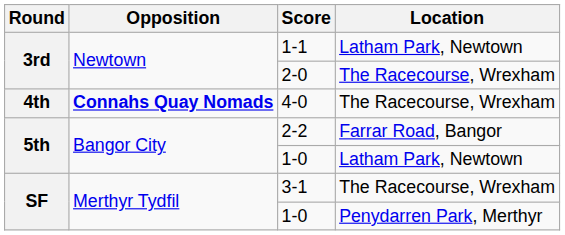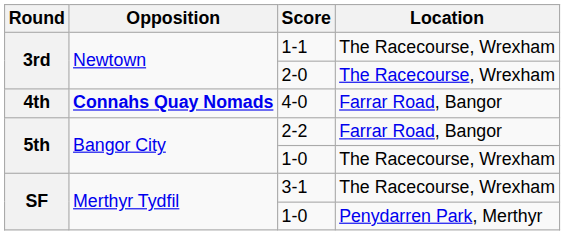(431, 46) Latham Park, Newtown -> (447, 46) The Racecourse, Wrexham
(447, 103) The Racecourse, Wrexham -> (421, 103) Farrar Road, Bangor
(431, 159) Latham Park, Newtown -> (447, 159) The Racecourse, Wrexham
